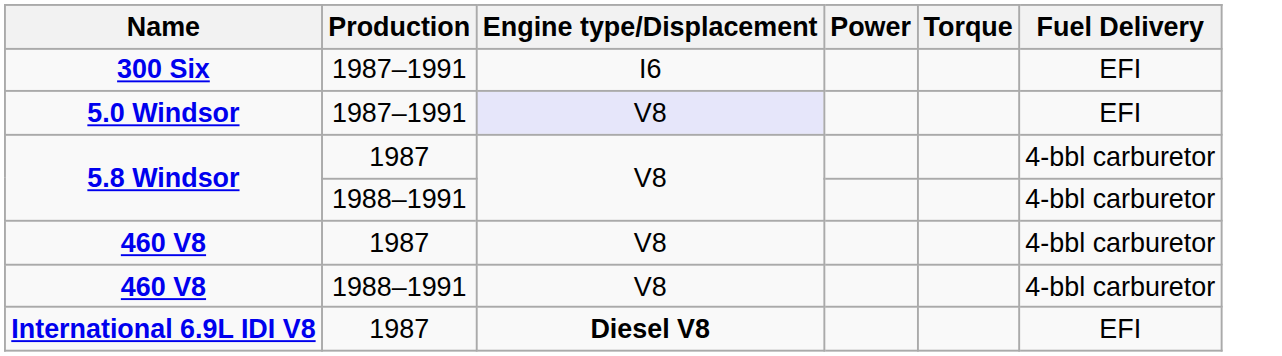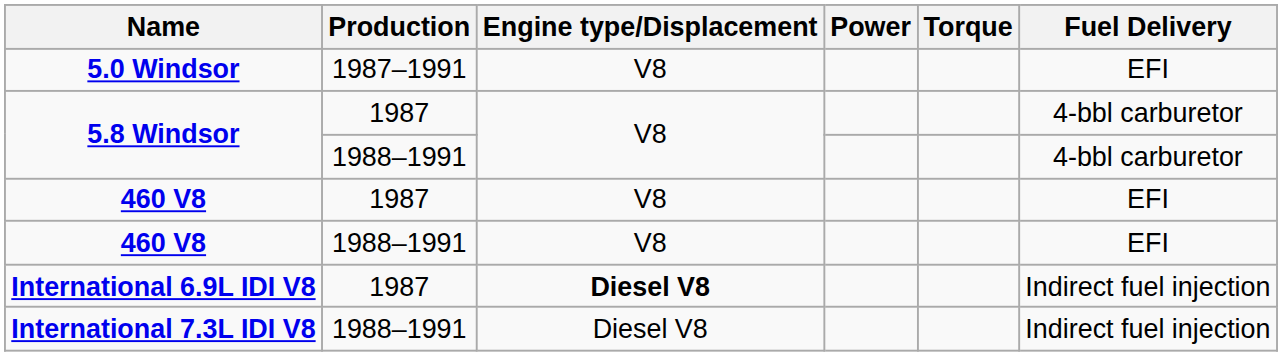- row: (163, 70)
(650, 113) lavender background -> (650, 70) no background
(1120, 243) 4-bbl carburetor -> (1148, 199) EFI
(1120, 286) 4-bbl carburetor -> (1148, 243) EFI
(1120, 329) EFI -> (1148, 286) Indirect fuel injection
+ row: (163, 329)
